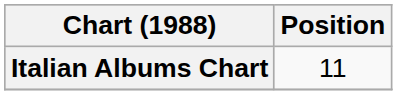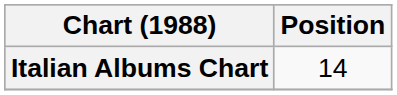(333, 67) 11 -> (333, 67) 14
